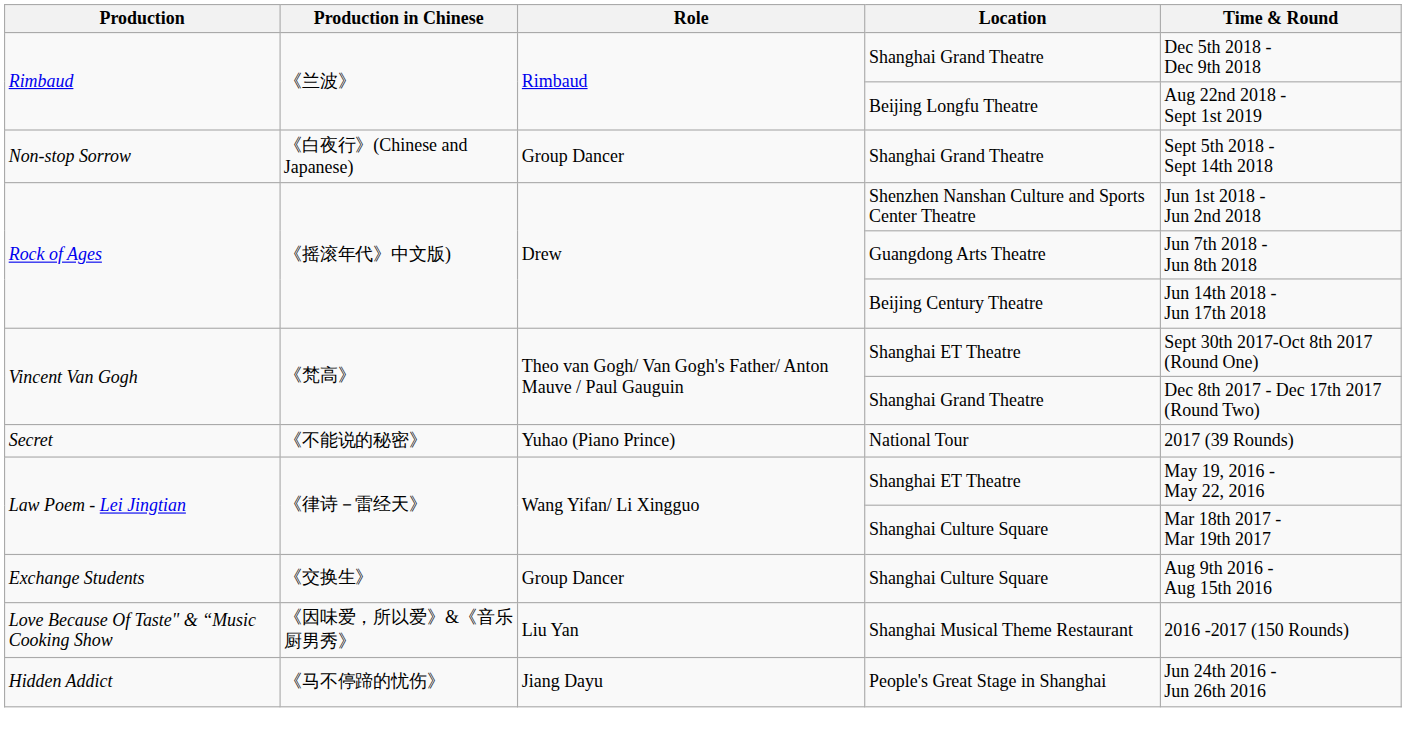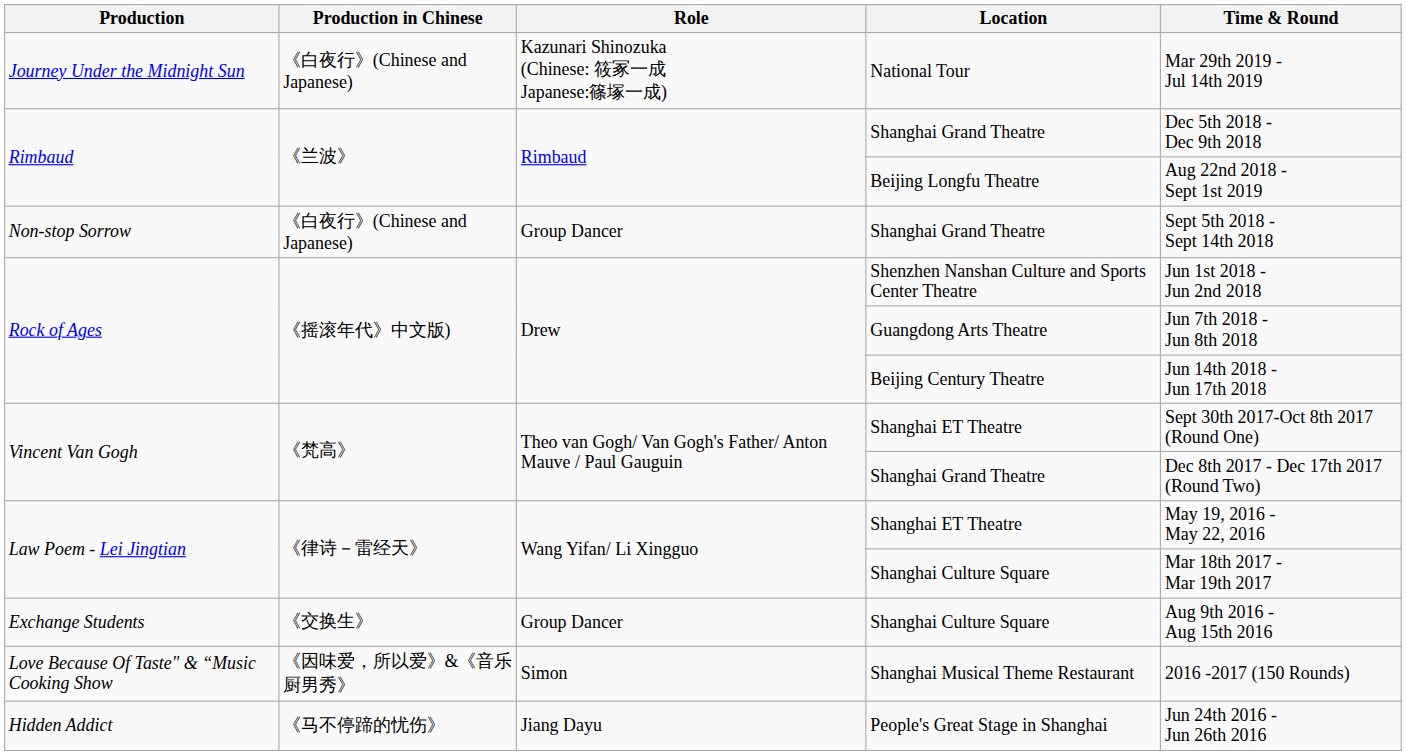+ row: (127, 70)
- row: (31, 440)
(550, 630) Liu Yan -> (544, 673) Simon
